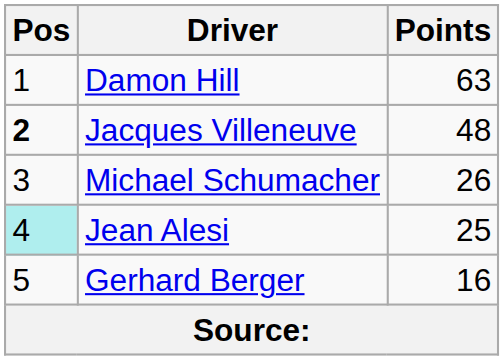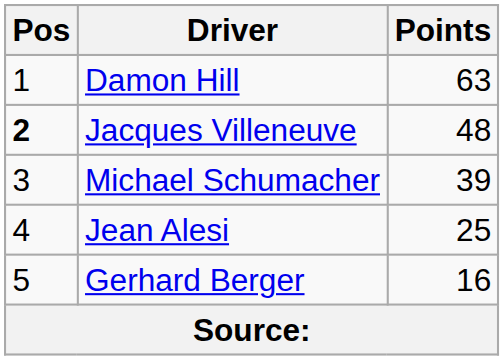(474, 180) 26 -> (474, 180) 39
(21, 230) paleturquoise background -> (21, 230) no background
